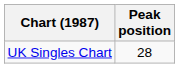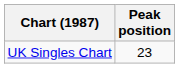(145, 52) 28 -> (145, 52) 23
